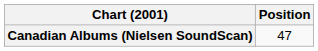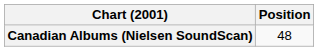(285, 35) 47 -> (285, 35) 48
